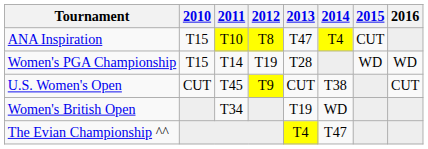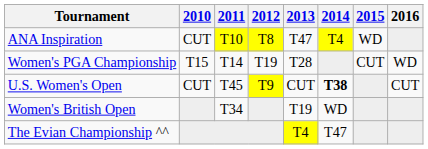(197, 39) T15 -> (197, 39) CUT
(370, 39) CUT -> (370, 39) WD
(370, 62) WD -> (370, 62) CUT
(336, 86) normal -> (335, 86) bold
